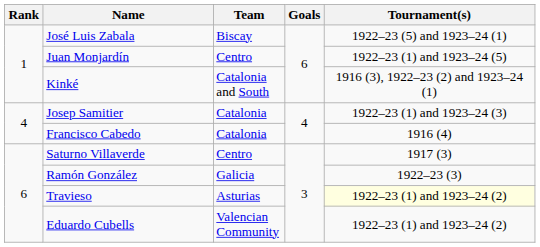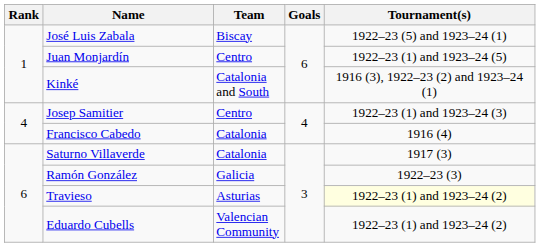(241, 112) Catalonia -> (234, 112) Centro
(234, 154) Centro -> (241, 154) Catalonia
